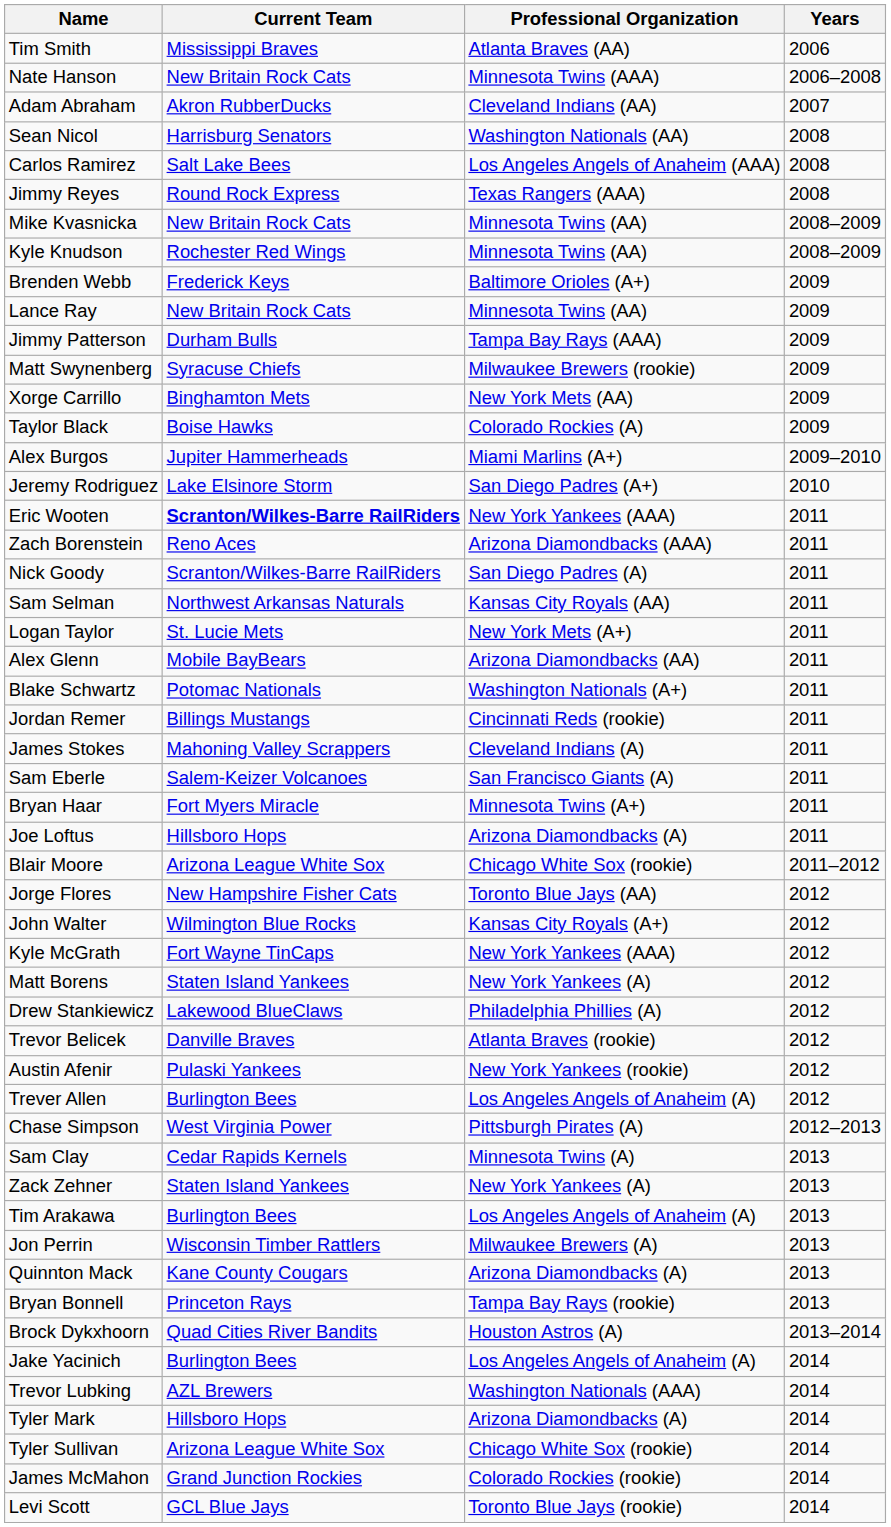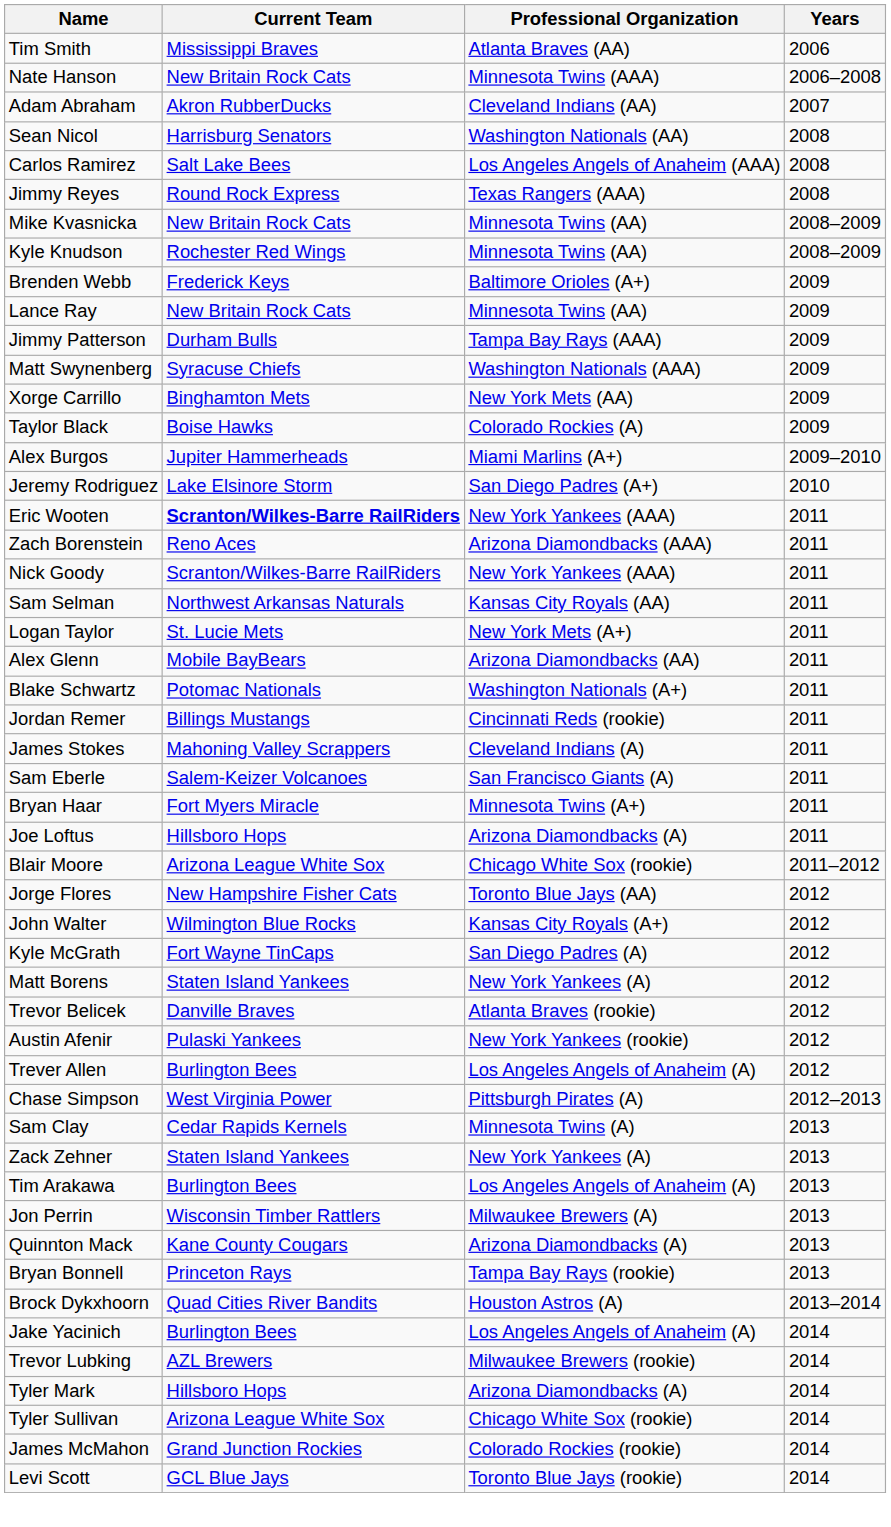(582, 369) Milwaukee Brewers (rookie) -> (585, 369) Washington Nationals (AAA)
(558, 573) San Diego Padres (A) -> (572, 573) New York Yankees (AAA)
(572, 952) New York Yankees (AAA) -> (558, 952) San Diego Padres (A)
- row: (81, 1011)
(585, 1390) Washington Nationals (AAA) -> (582, 1361) Milwaukee Brewers (rookie)
